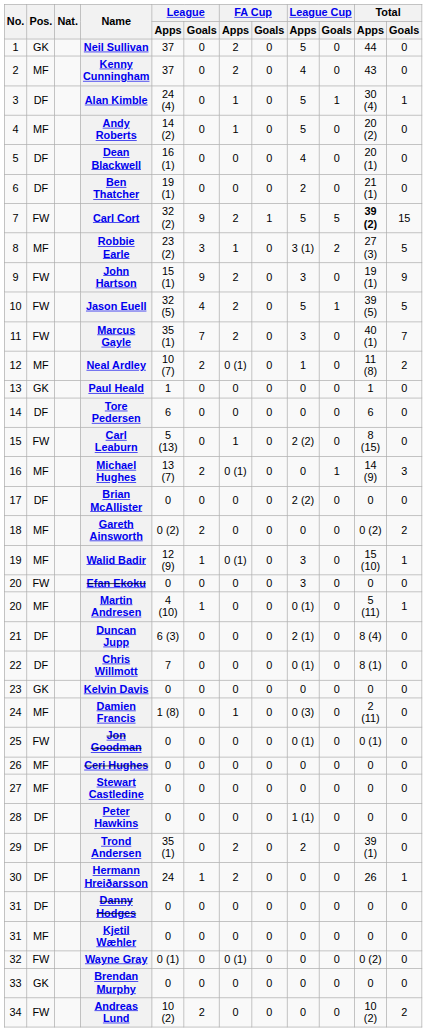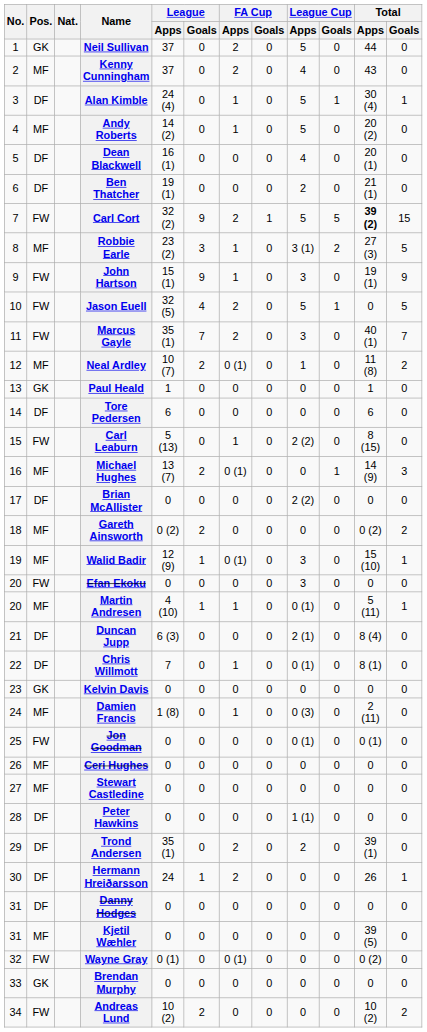(236, 277) 2 -> (236, 277) 1
(370, 306) 39 (5) -> (370, 306) 0
(236, 606) 0 -> (236, 606) 1
(236, 665) 0 -> (236, 665) 1
(370, 936) 0 -> (370, 936) 39 (5)
